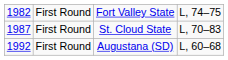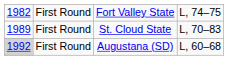(19, 30) 1987 -> (19, 30) 1989
(19, 47) no background -> (19, 47) lightgrey background
